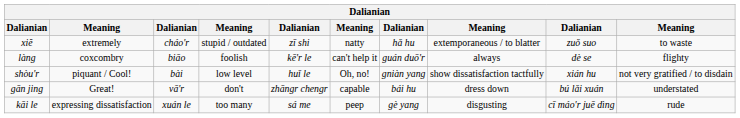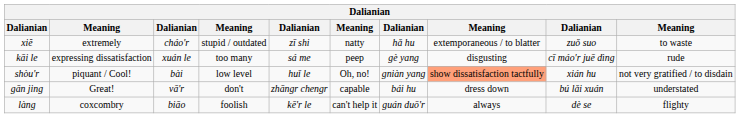rows swapped: (27, 58) <-> (27, 105)
(487, 74) no background -> (487, 74) lightsalmon background
